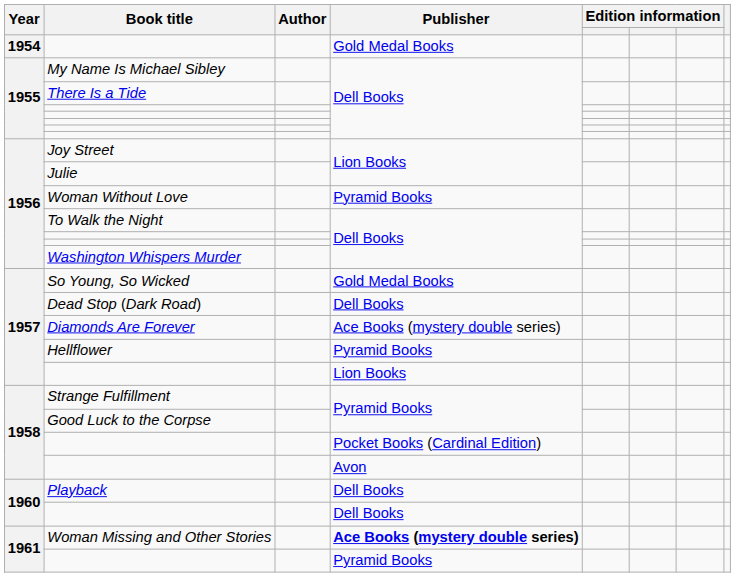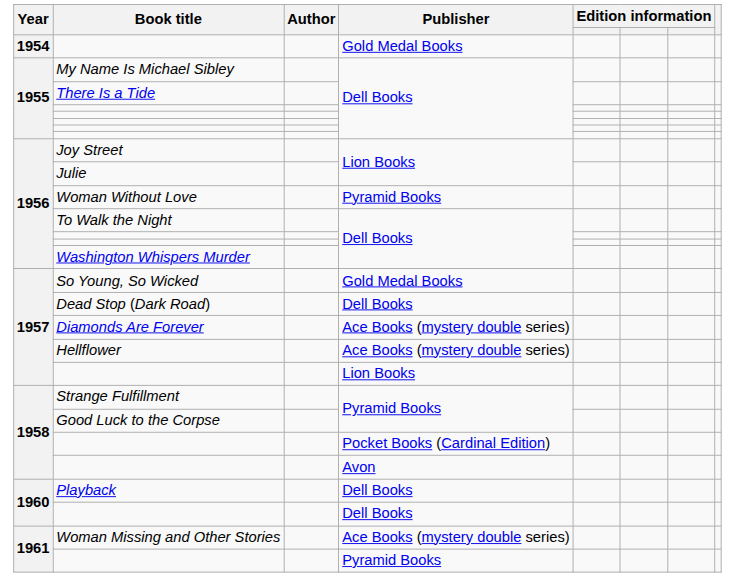(383, 350) Pyramid Books -> (456, 350) Ace Books (mystery double series)
(456, 537) bold -> (456, 537) normal
